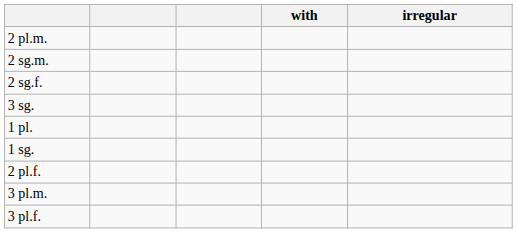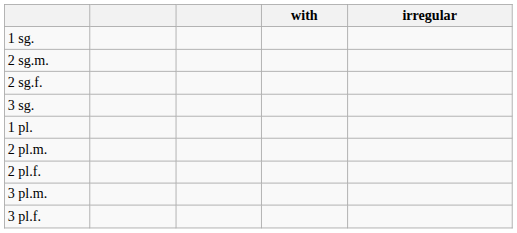rows swapped: (21, 149) <-> (27, 37)
